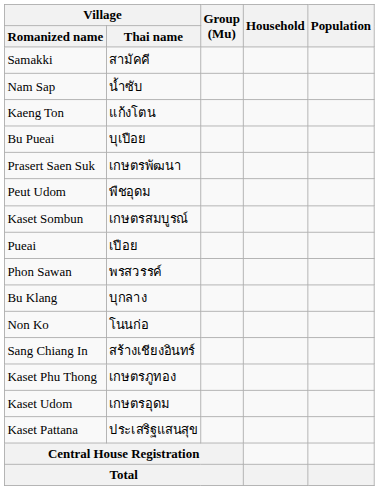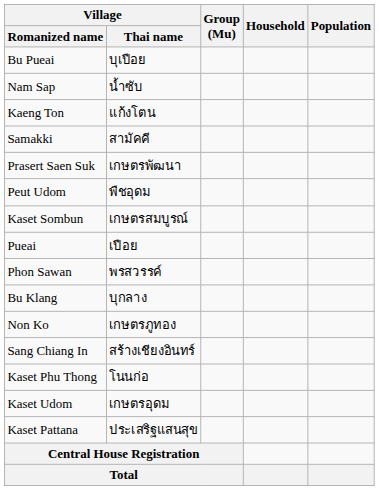rows swapped: (31, 139) <-> (30, 60)
(129, 324) โนนก่อ -> (142, 324) เกษตรภูทอง
(142, 377) เกษตรภูทอง -> (129, 377) โนนก่อ
